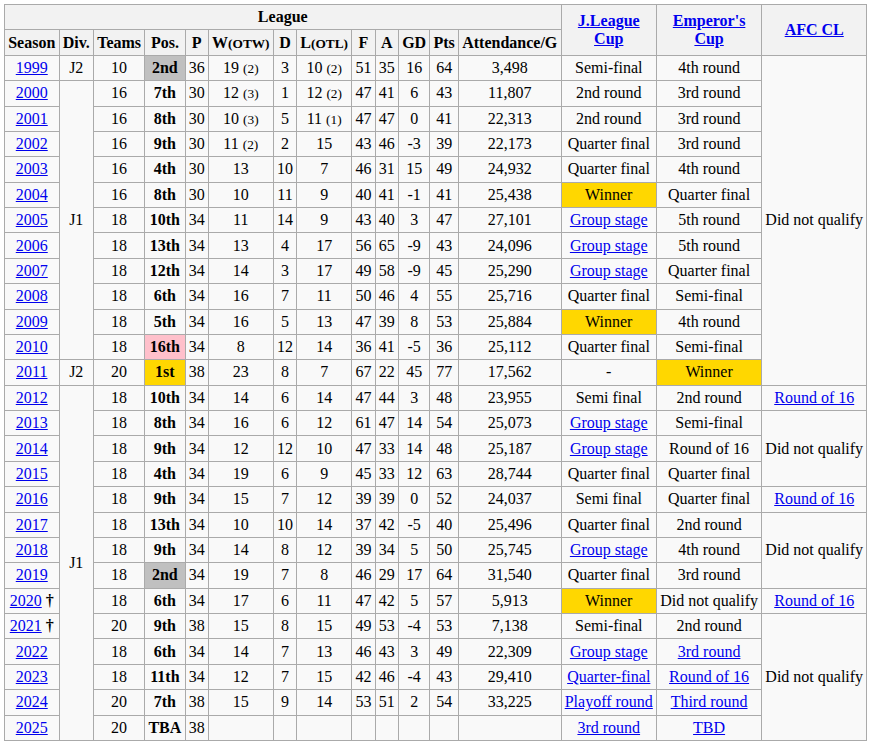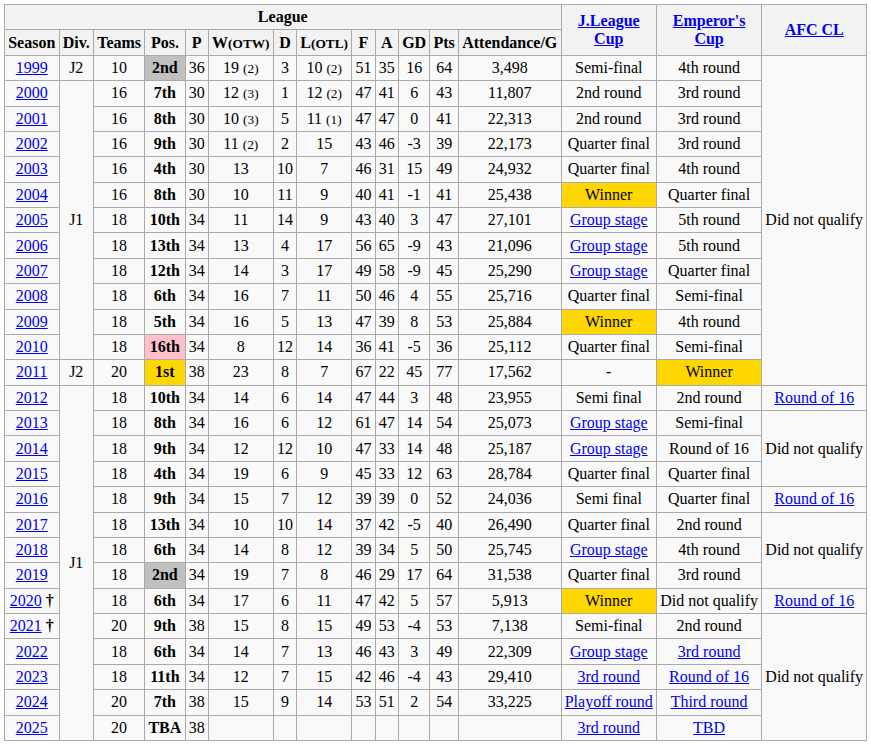(510, 245) 24,096 -> (510, 245) 21,096
(510, 473) 28,744 -> (510, 473) 28,784
(510, 499) 24,037 -> (510, 499) 24,036
(510, 524) 25,496 -> (510, 524) 26,490
(165, 550) 9th -> (165, 550) 6th
(510, 575) 31,540 -> (510, 575) 31,538
(609, 676) Quarter-final -> (609, 676) 3rd round
